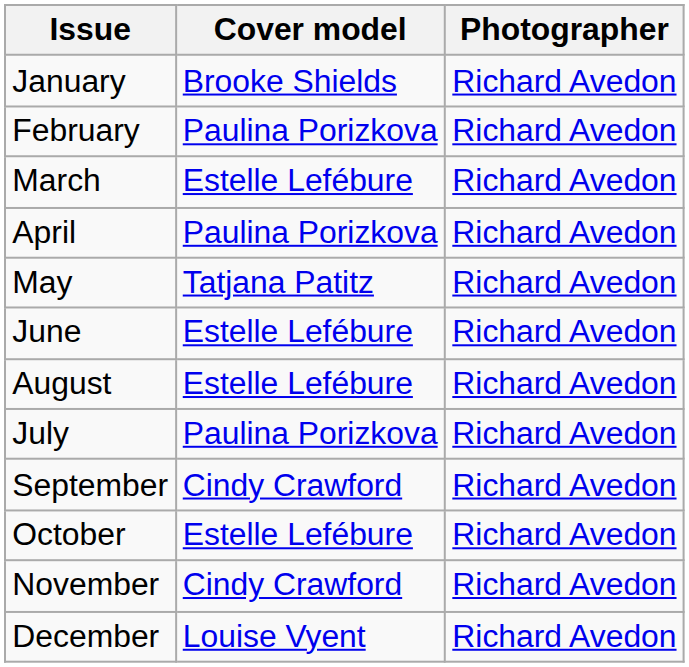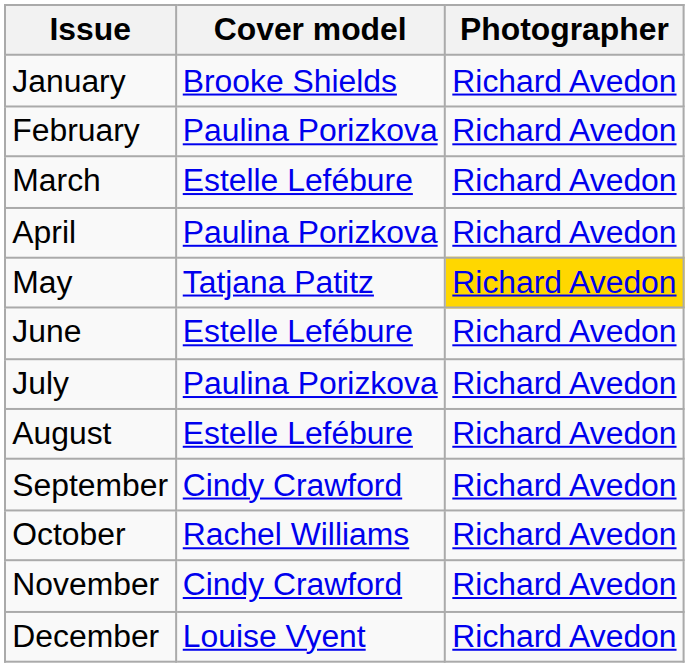(564, 282) no background -> (564, 282) gold background
rows swapped: (41, 433) <-> (62, 383)
(298, 534) Estelle Lefébure -> (296, 534) Rachel Williams
